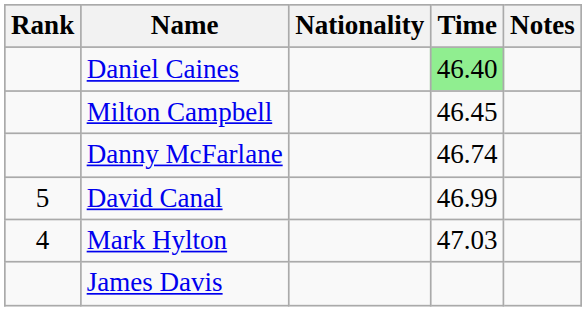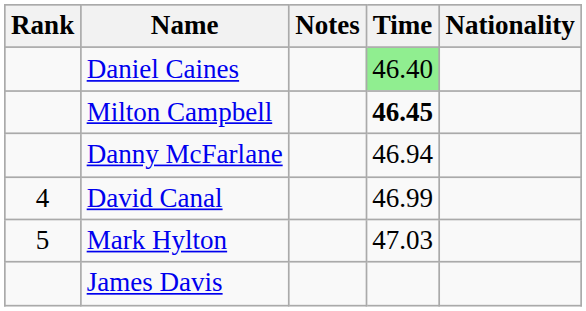columns swapped: (360, 25) <-> (542, 25)
(467, 111) normal -> (403, 111) bold
(467, 154) 46.74 -> (403, 154) 46.94
(43, 197) 5 -> (43, 197) 4
(43, 240) 4 -> (43, 240) 5
